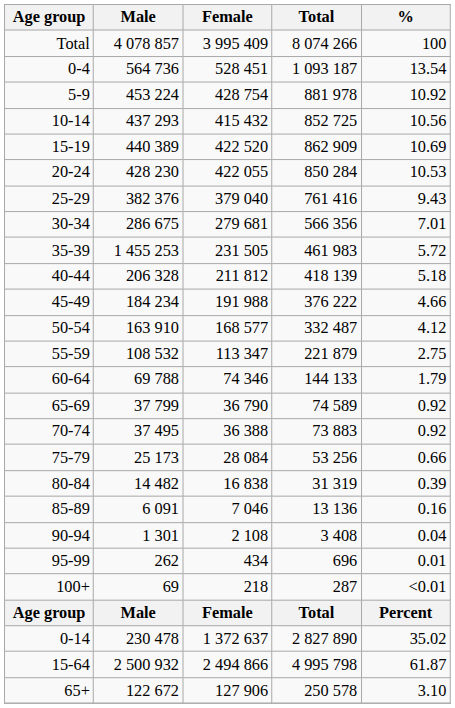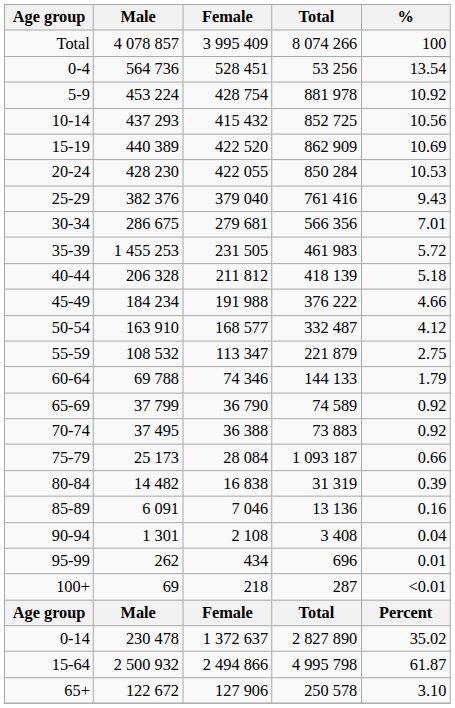(325, 69) 1 093 187 -> (335, 69) 53 256
(335, 457) 53 256 -> (325, 457) 1 093 187
